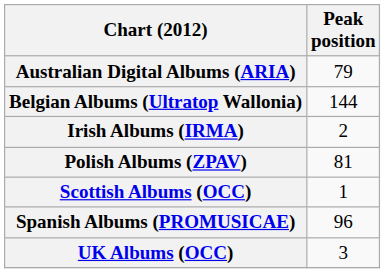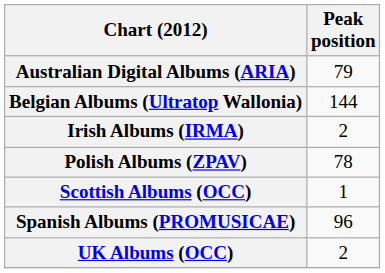(343, 161) 81 -> (343, 161) 78
(343, 252) 3 -> (343, 252) 2
